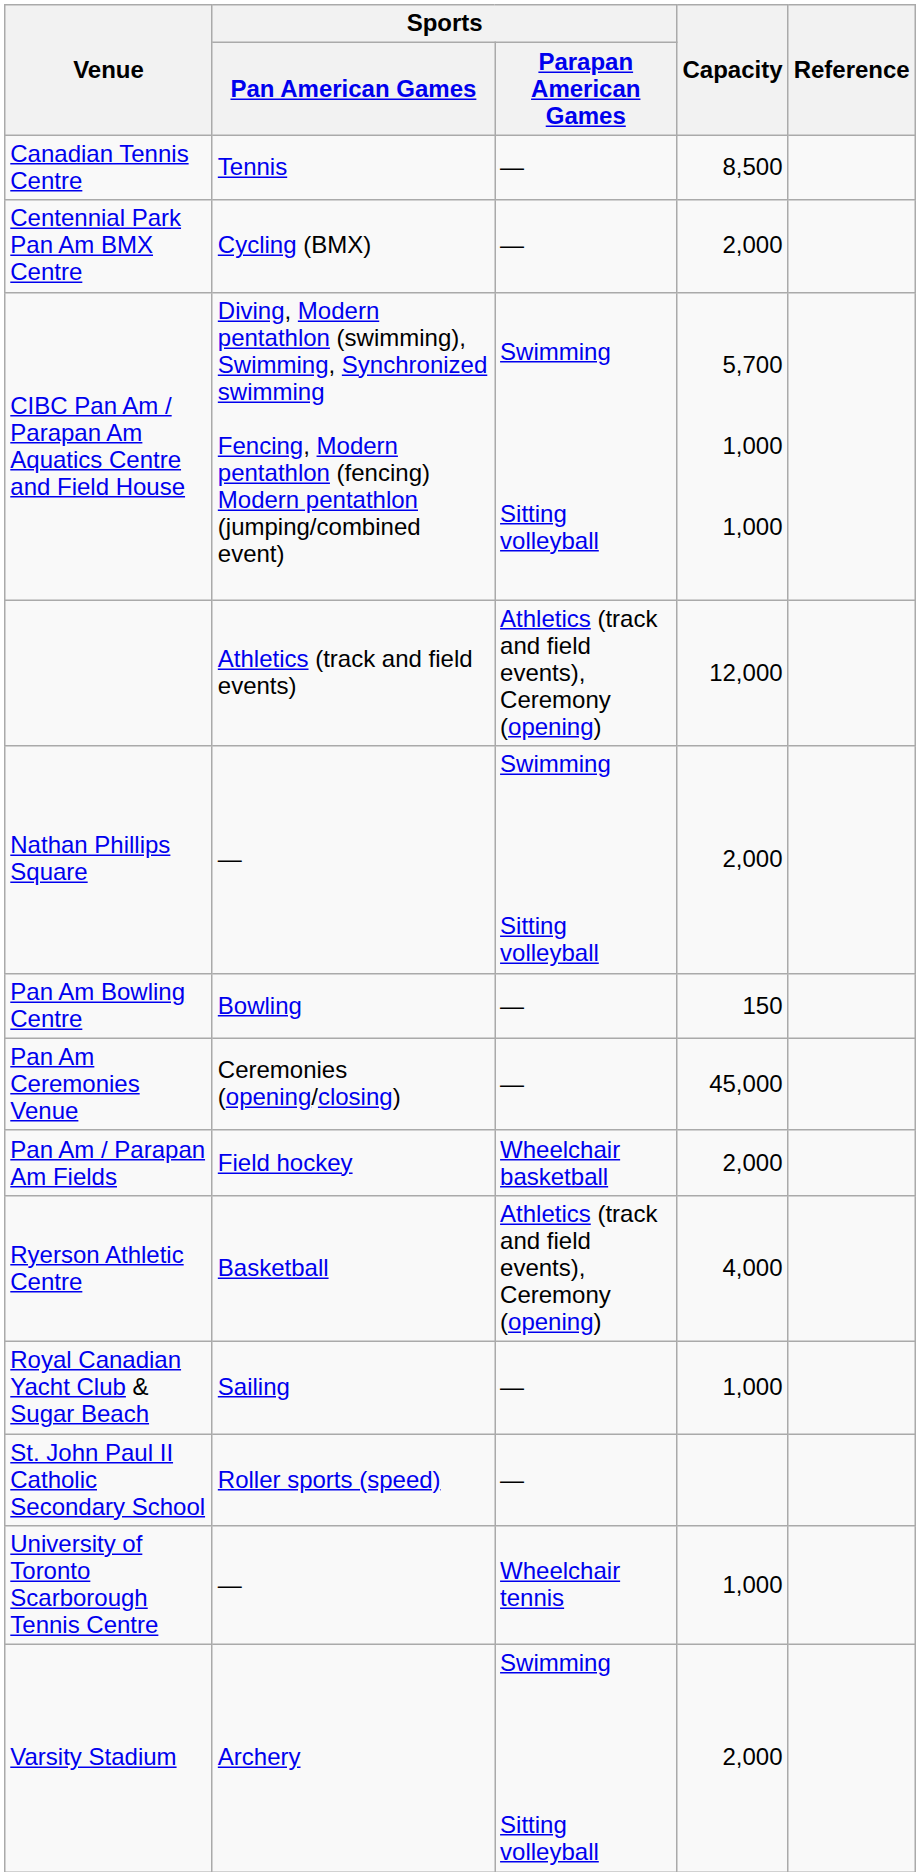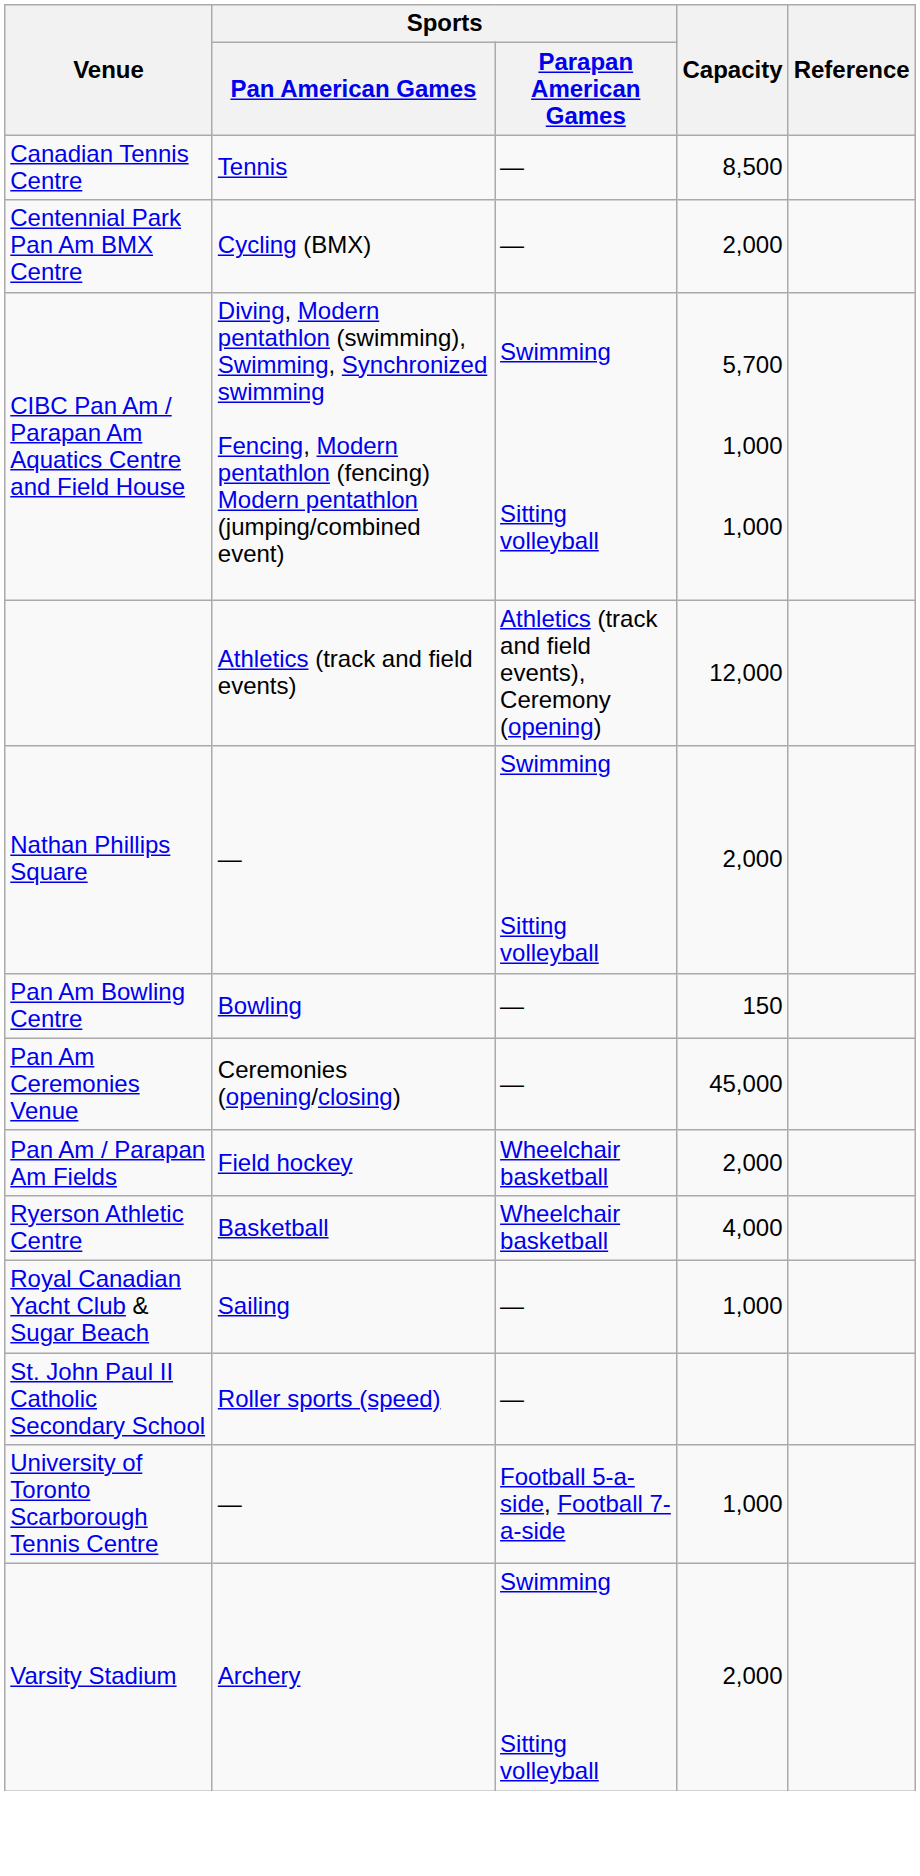(579, 1268) Athletics (track and field events), Ceremony (opening) -> (560, 1227) Wheelchair basketball
(560, 1584) Wheelchair tennis -> (585, 1503) Football 5-a-side, Football 7-a-side
